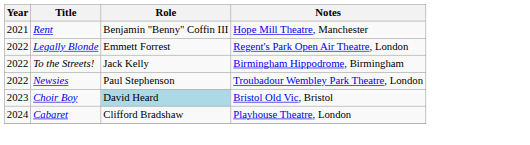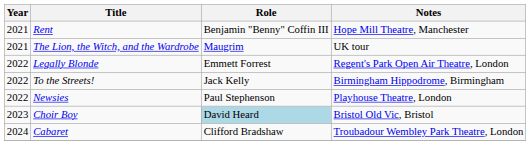+ row: (116, 47)
(328, 81) Troubadour Wembley Park Theatre, London -> (393, 98) Playhouse Theatre, London
(292, 115) Playhouse Theatre, London -> (428, 132) Troubadour Wembley Park Theatre, London
